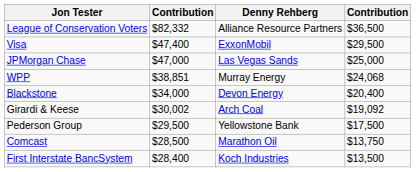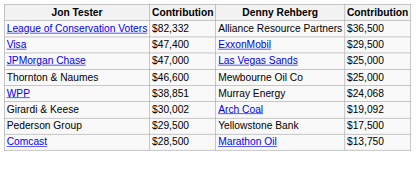+ row: (52, 77)
- row: (32, 93)
- row: (70, 158)
